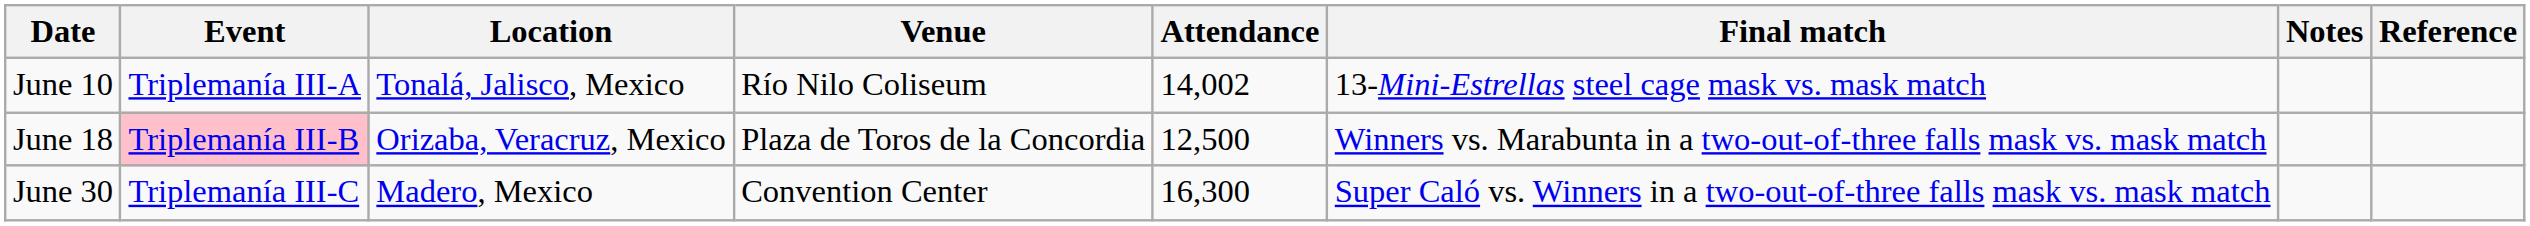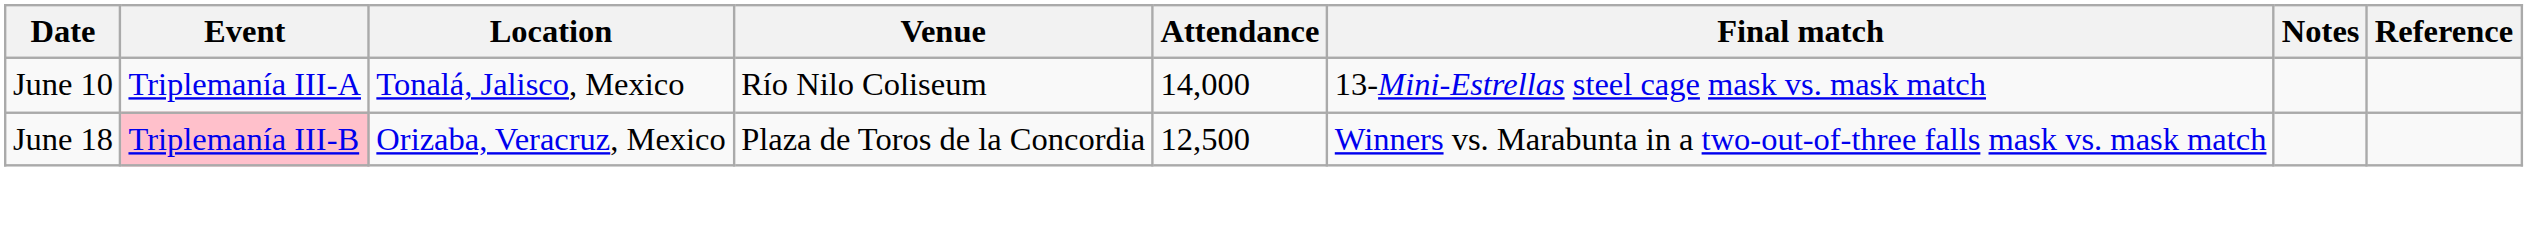(1205, 84) 14,002 -> (1205, 84) 14,000
- row: (63, 191)
